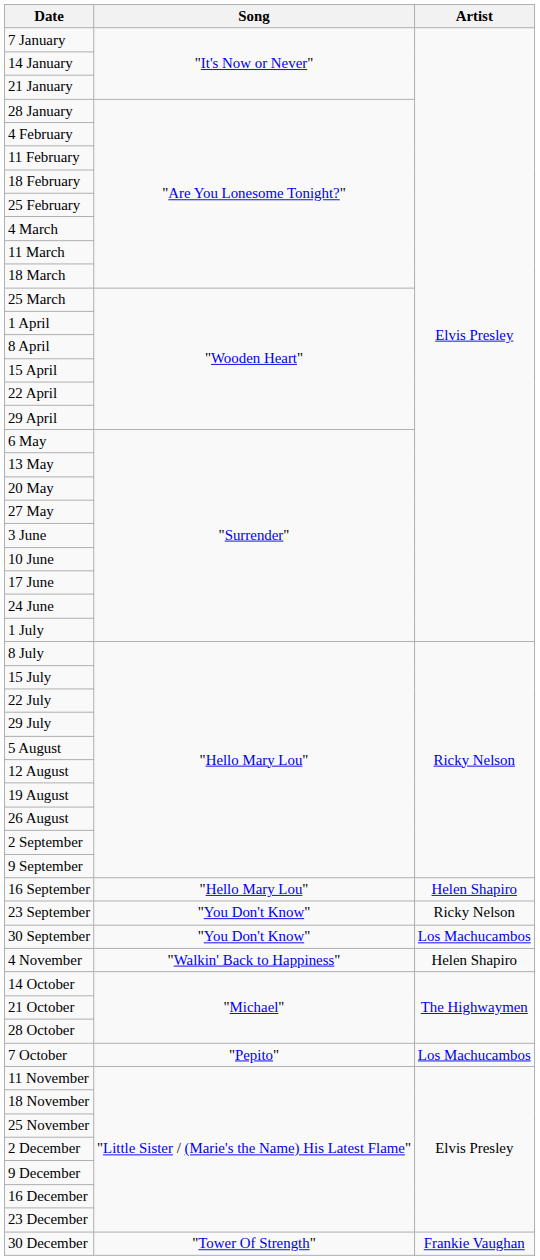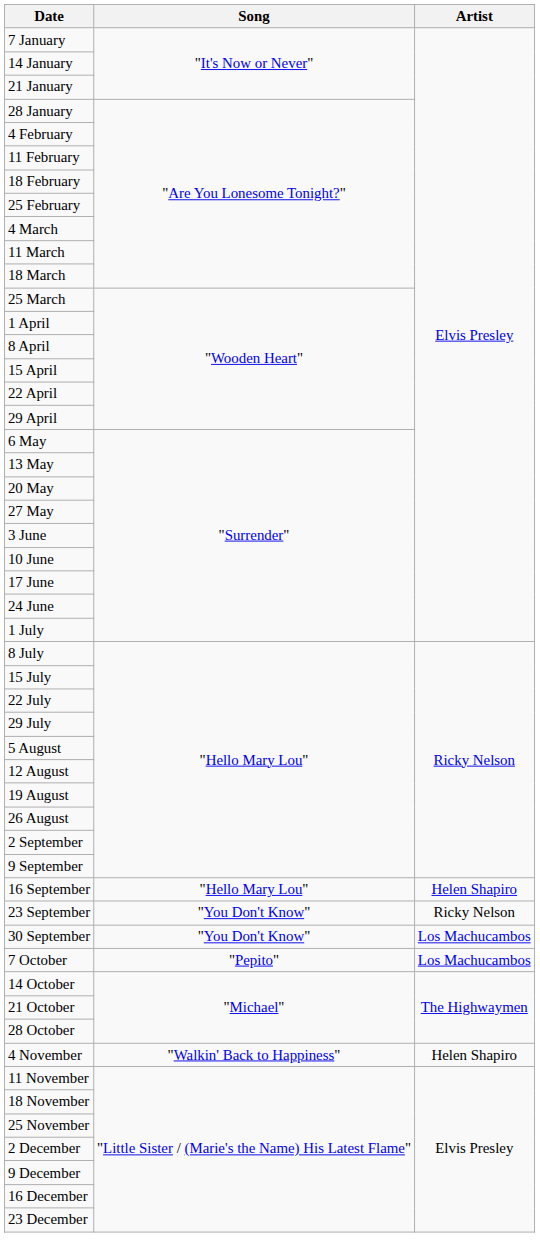rows swapped: (37, 1054) <-> (45, 960)
- row: (48, 1243)
